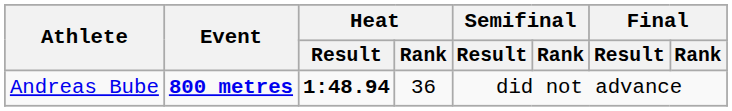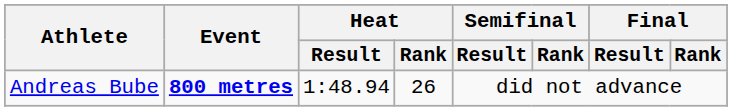(347, 88) bold -> (347, 88) normal
(423, 88) 36 -> (423, 88) 26
